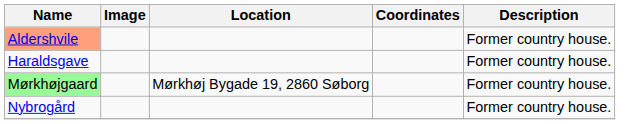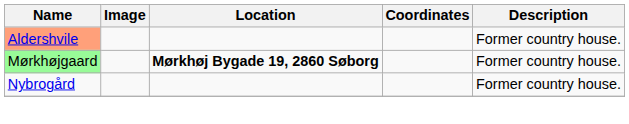- row: (48, 61)
(261, 84) normal -> (266, 61) bold
